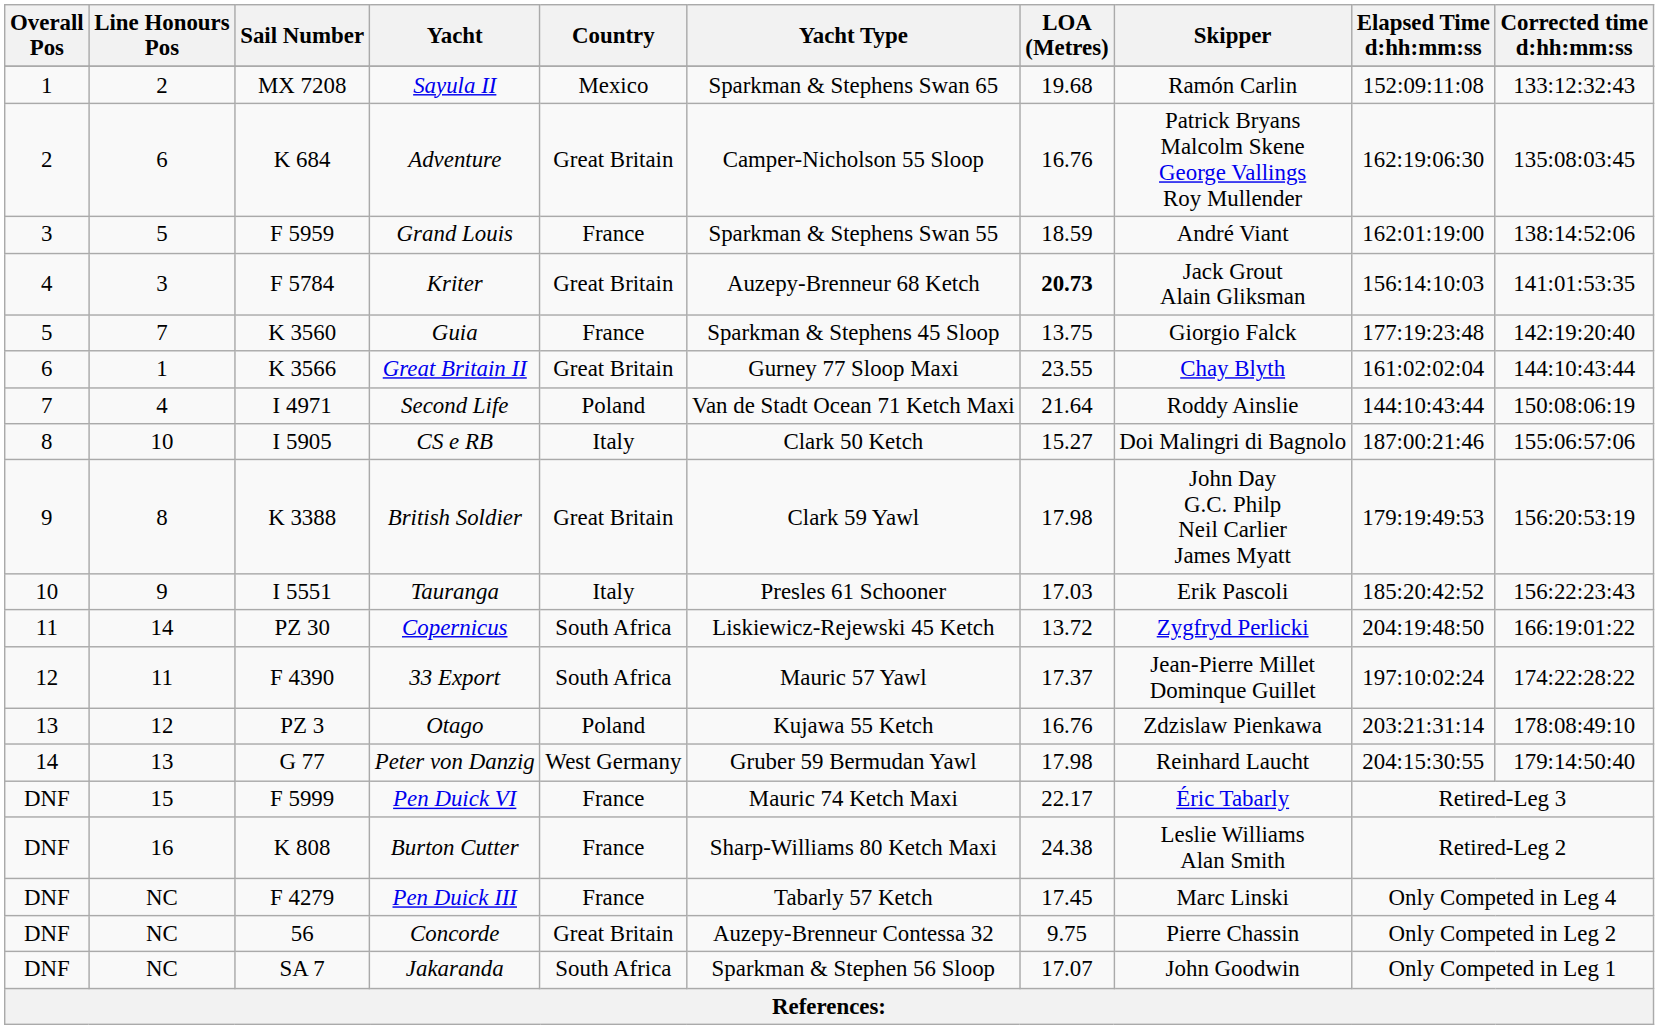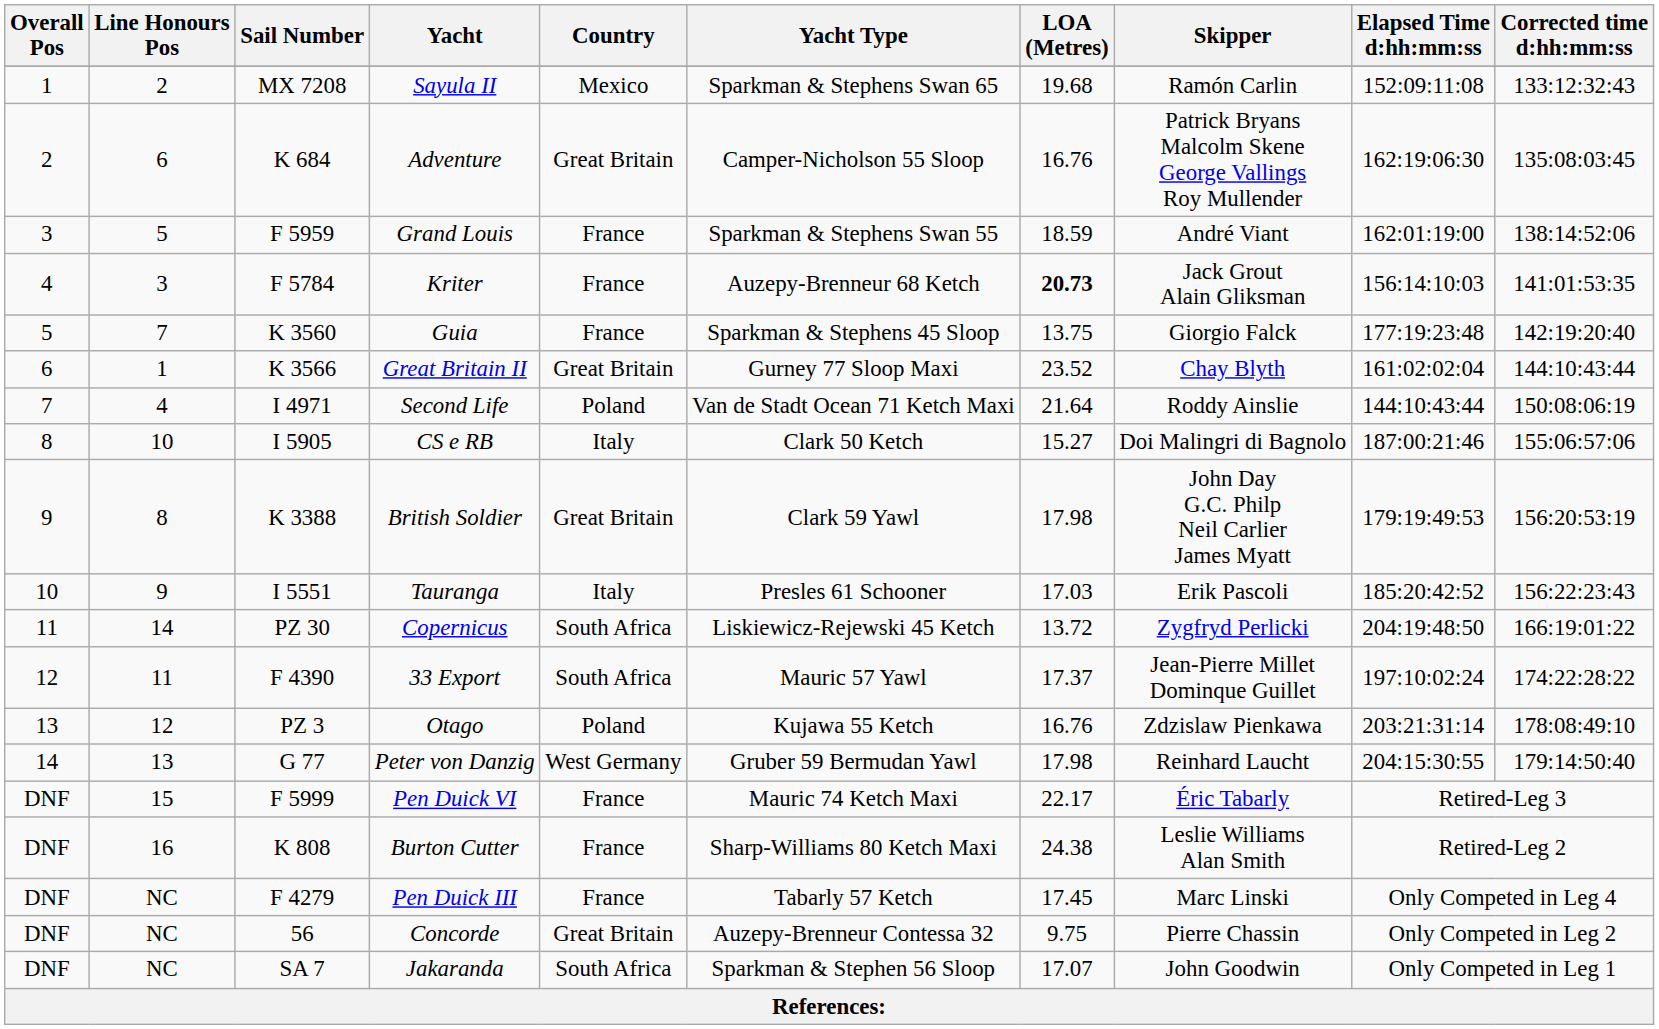(613, 283) Great Britain -> (613, 283) France
(1067, 369) 23.55 -> (1067, 369) 23.52
